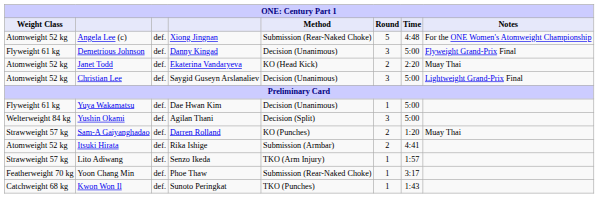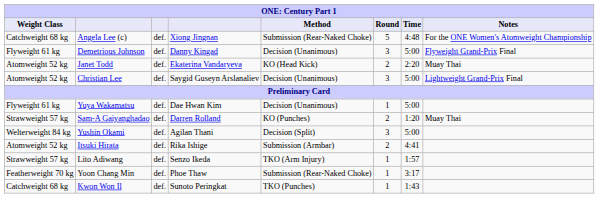(37, 38) Atomweight 52 kg -> (37, 38) Catchweight 68 kg
rows swapped: (114, 132) <-> (101, 119)
